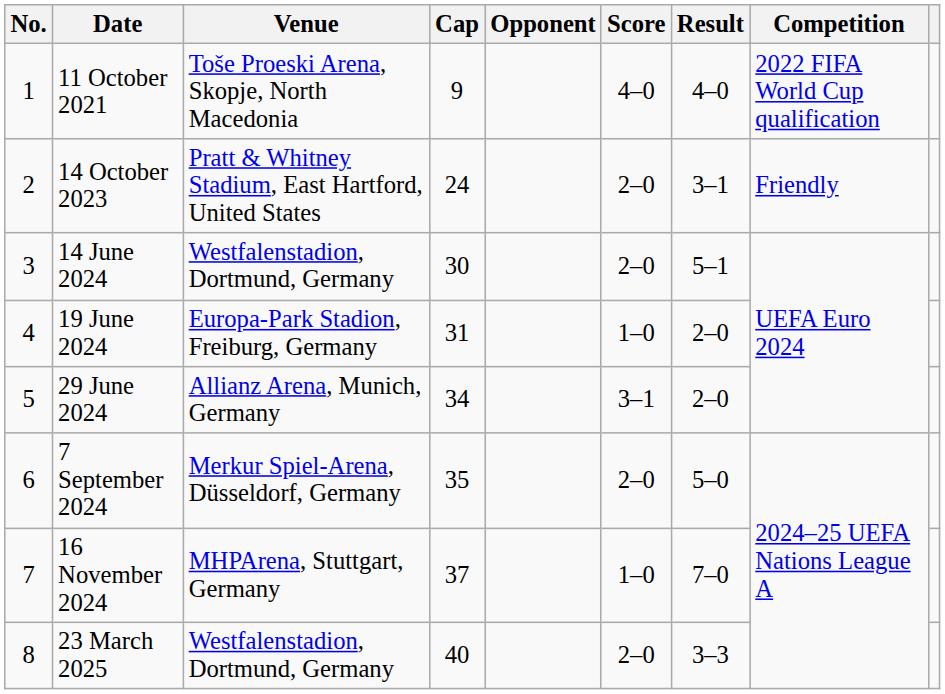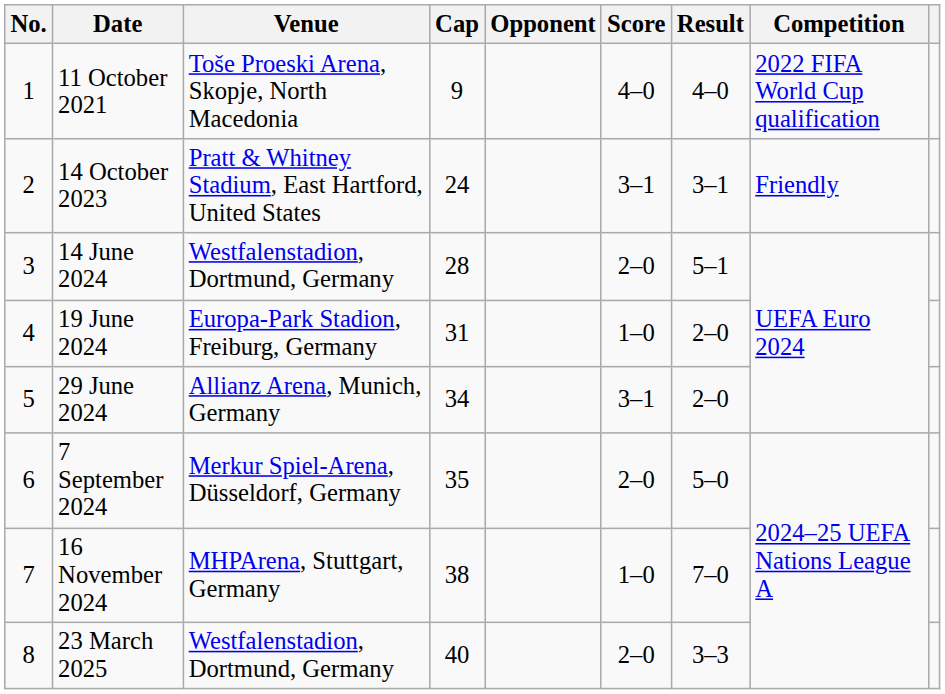(636, 185) 2–0 -> (636, 185) 3–1
(457, 266) 30 -> (457, 266) 28
(457, 574) 37 -> (457, 574) 38
